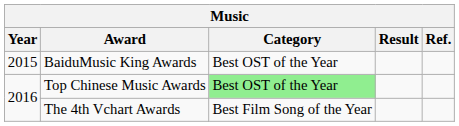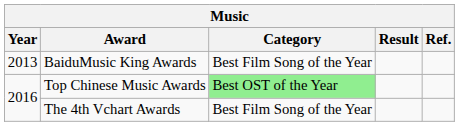(23, 62) 2015 -> (23, 62) 2013
(275, 62) Best OST of the Year -> (292, 62) Best Film Song of the Year
